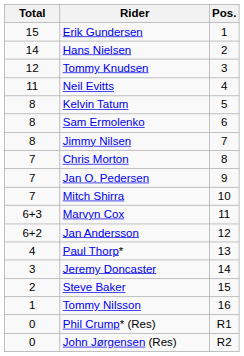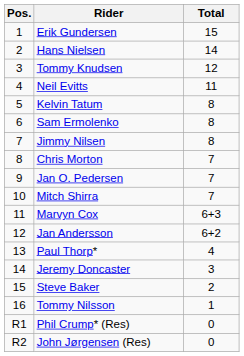columns swapped: (224, 13) <-> (32, 13)
